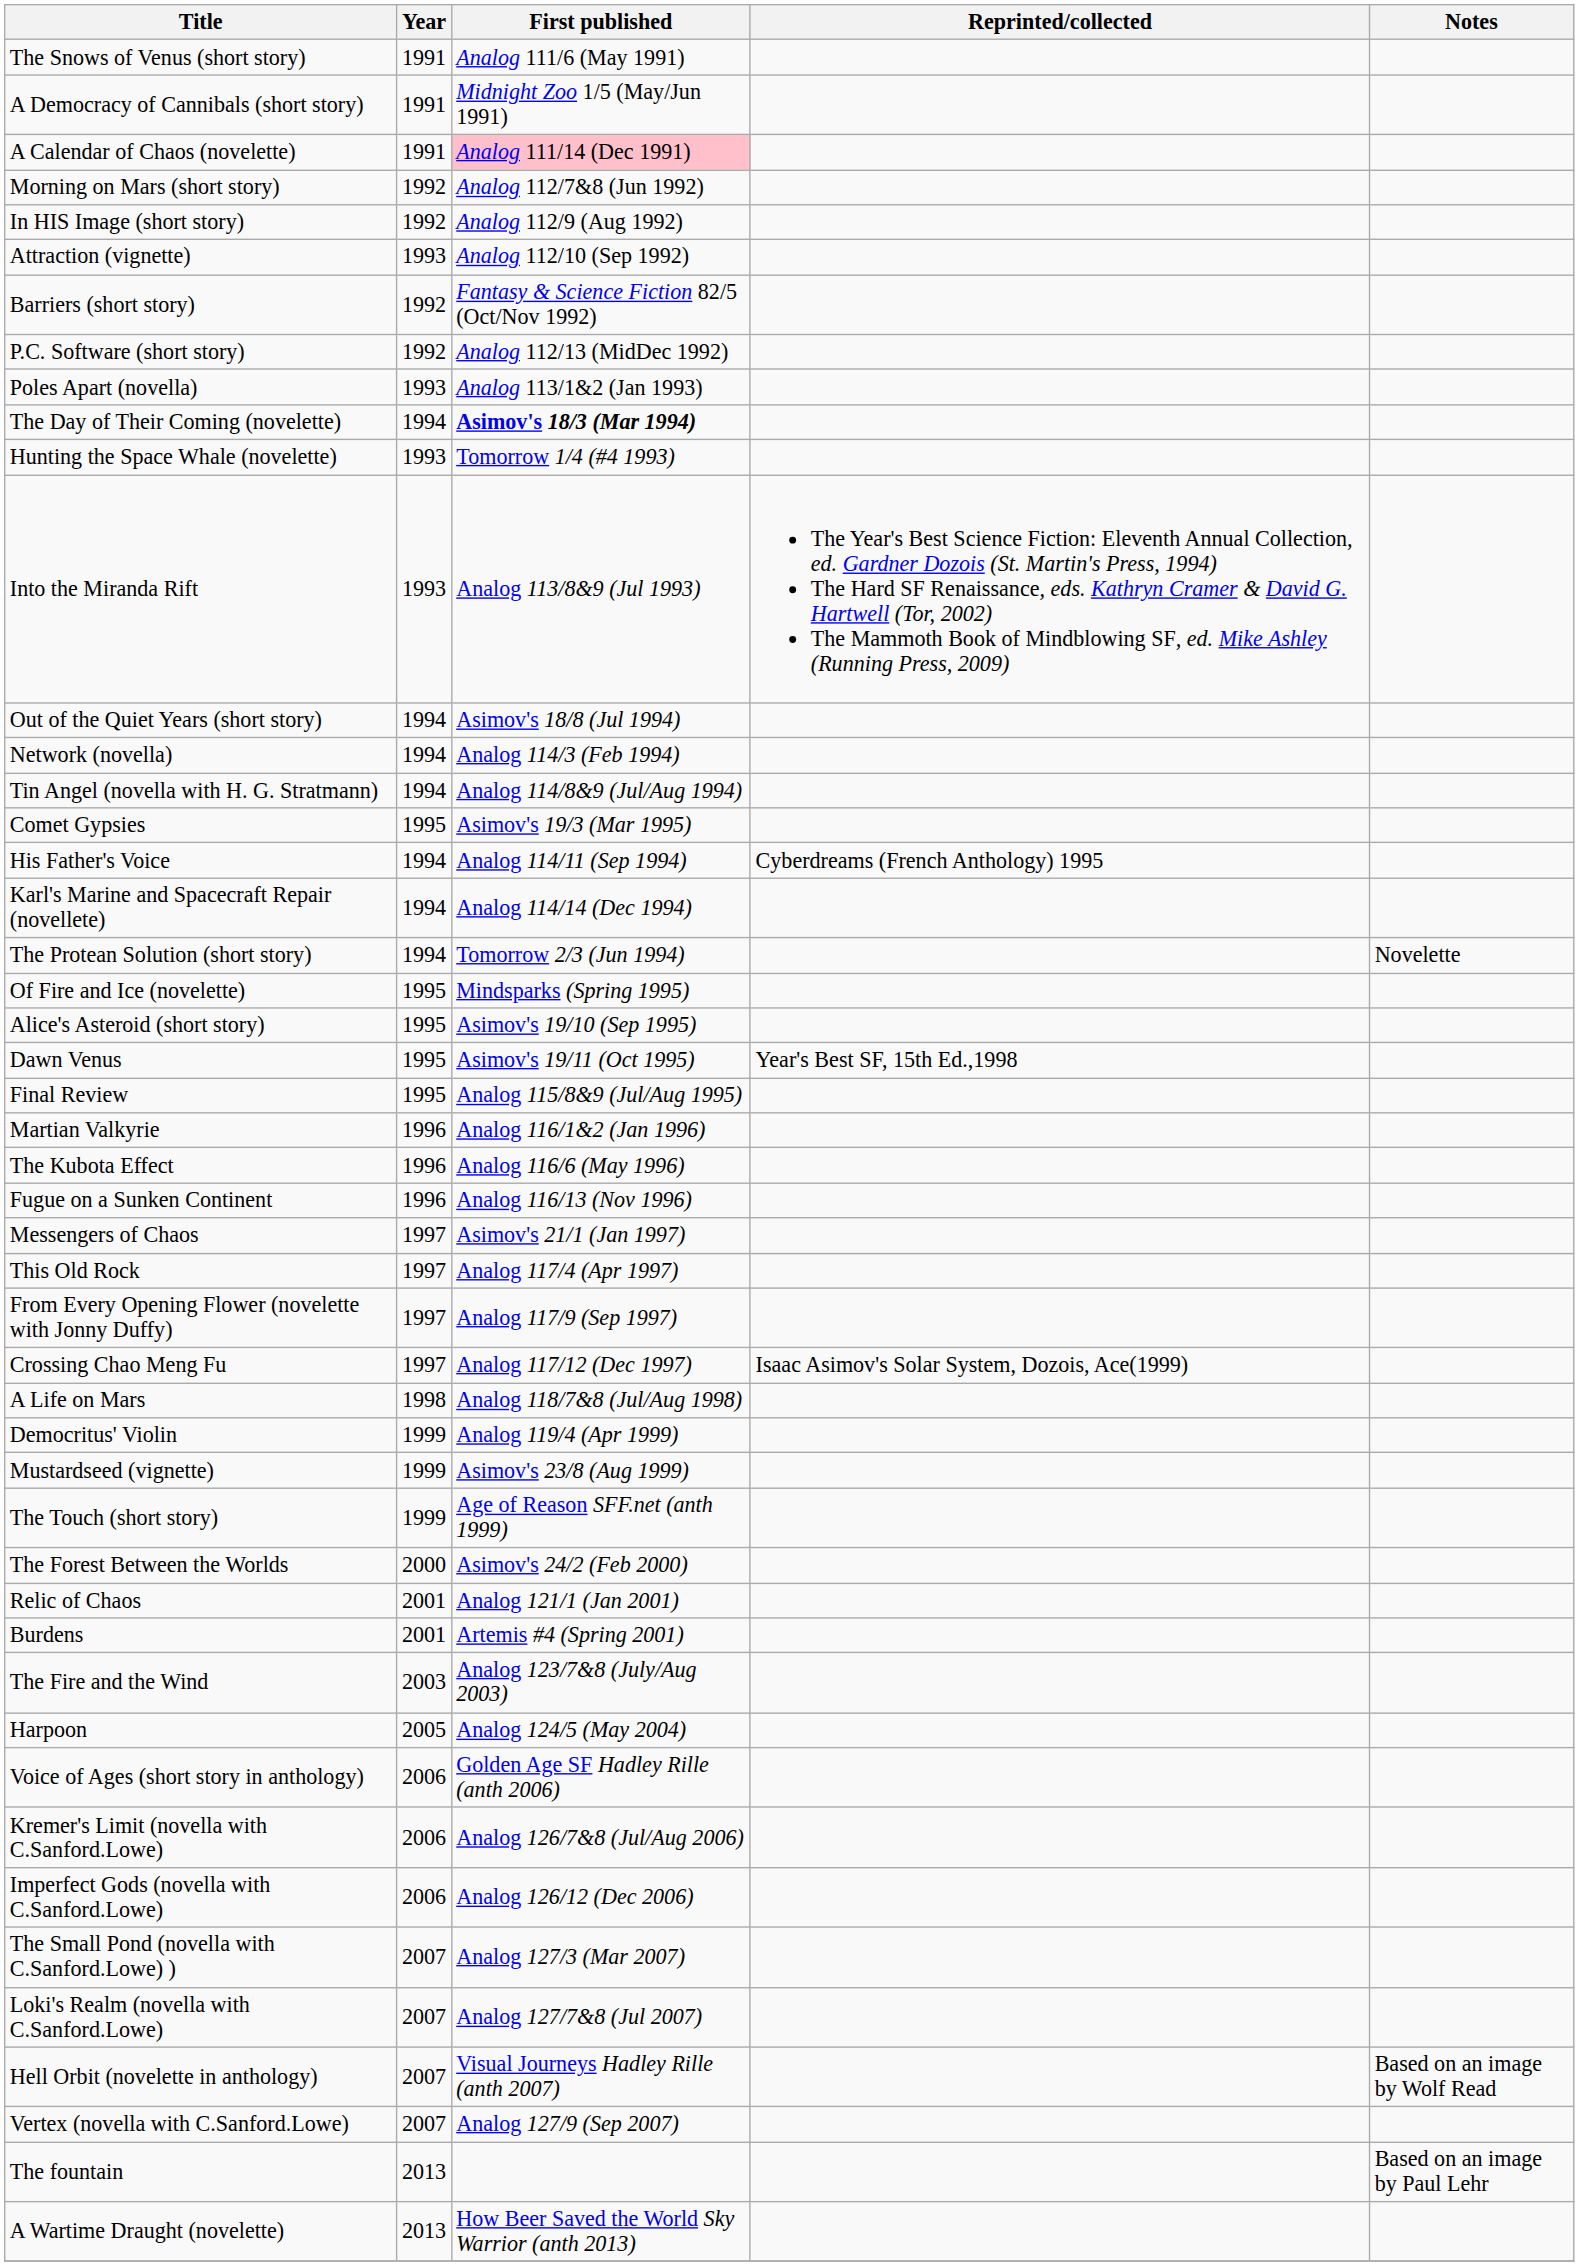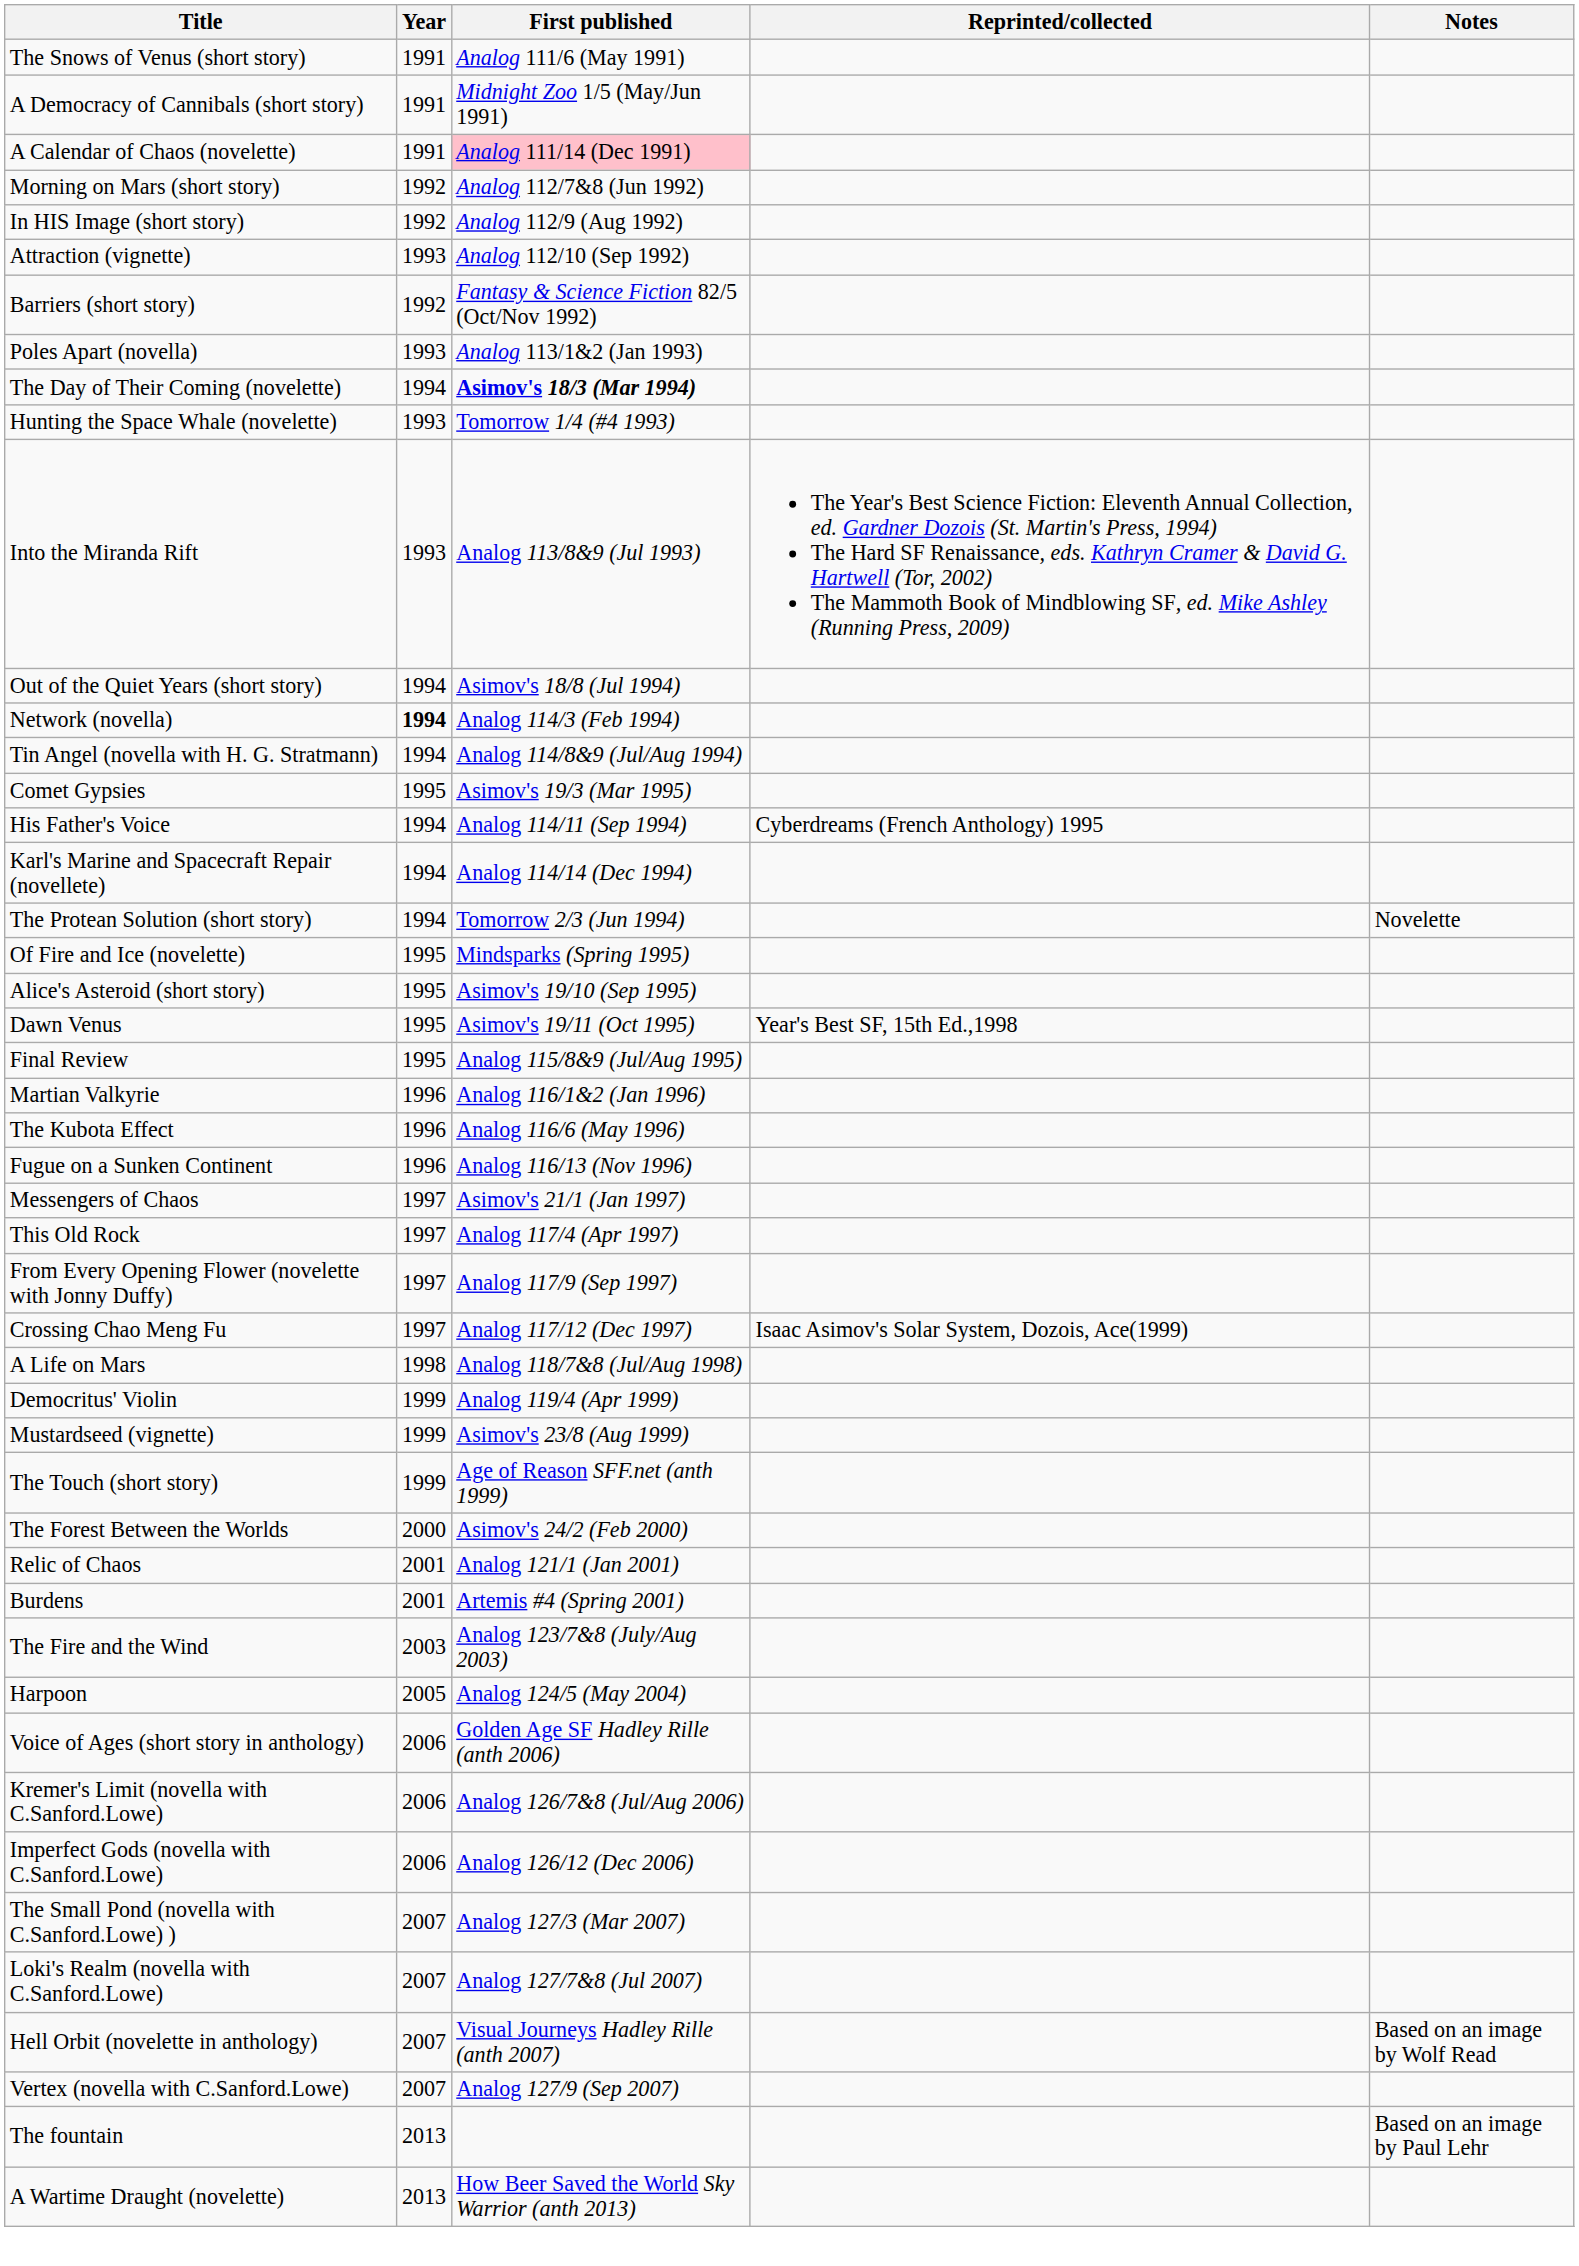- row: (127, 351)
(424, 755) normal -> (424, 720) bold
